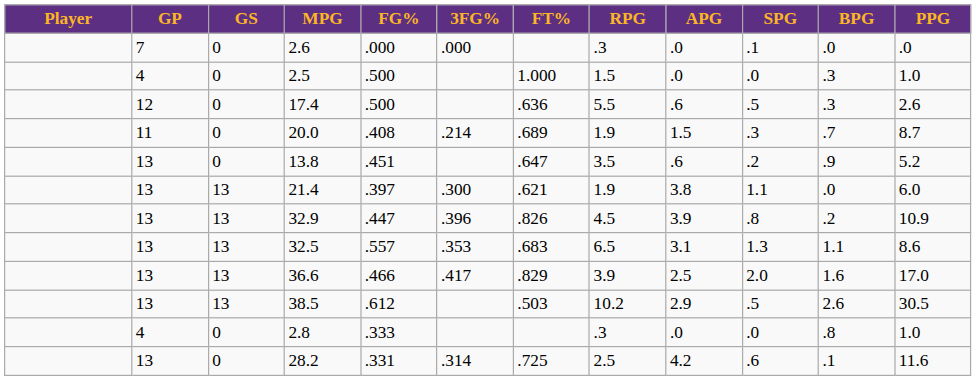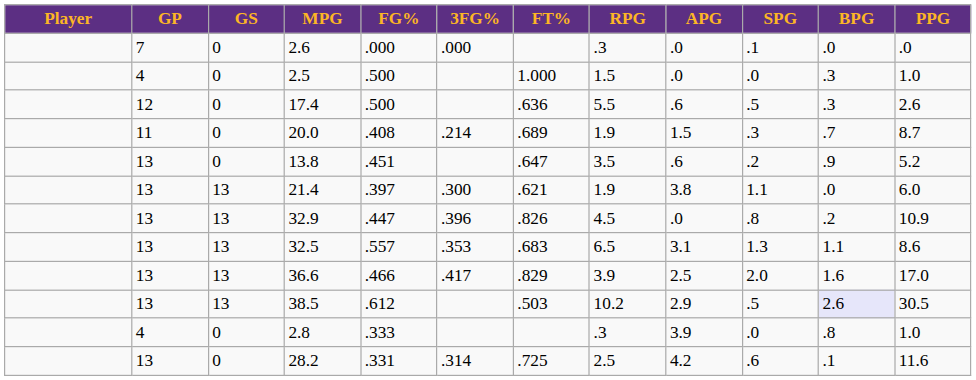(681, 218) 3.9 -> (676, 218) .0
(833, 304) no background -> (833, 304) lavender background
(676, 332) .0 -> (681, 332) 3.9
